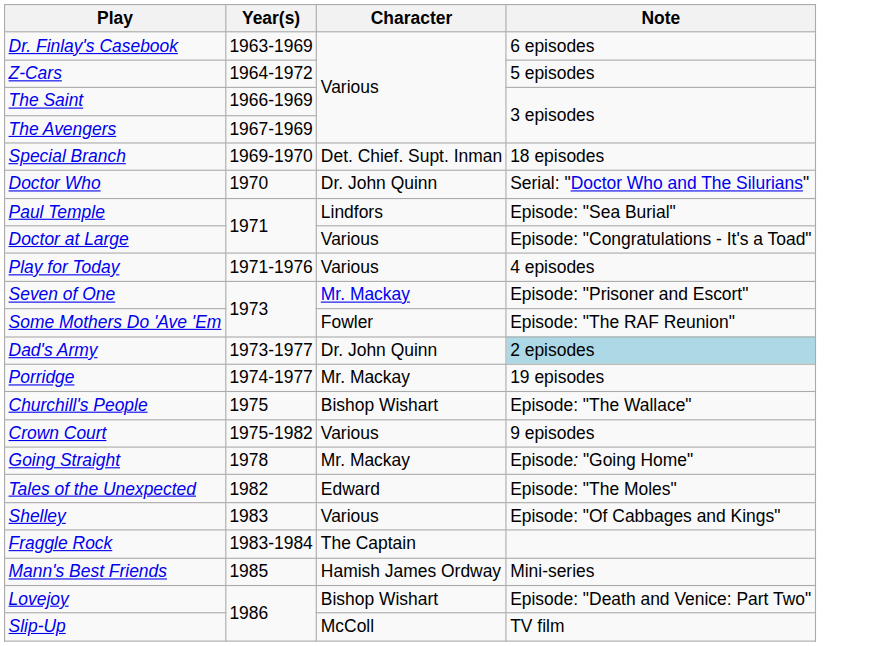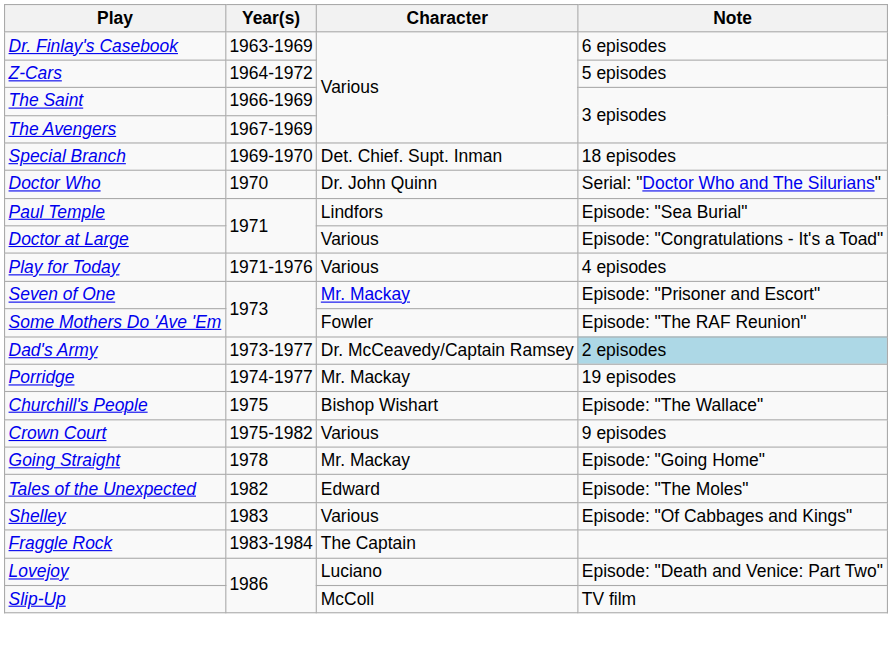(379, 350) Dr. John Quinn -> (447, 350) Dr. McCeavedy/Captain Ramsey
- row: (88, 571)
(379, 599) Bishop Wishart -> (351, 571) Luciano
